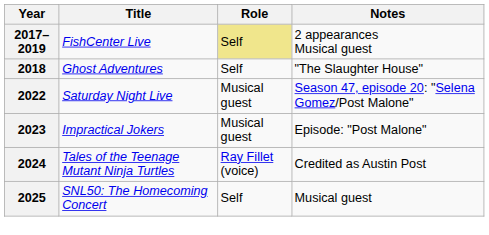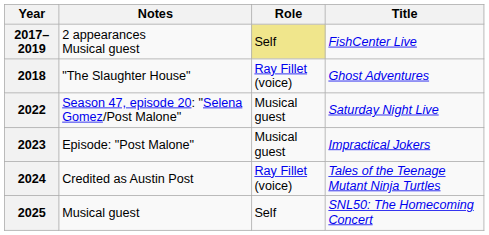columns swapped: (138, 14) <-> (388, 14)
(232, 68) Self -> (281, 75) Ray Fillet (voice)
